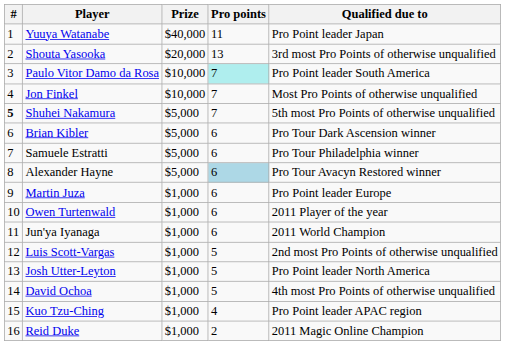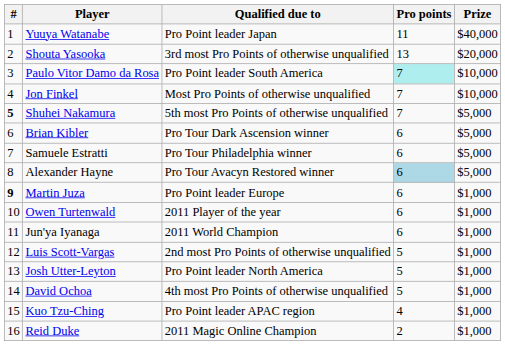columns swapped: (185, 14) <-> (385, 14)
(10, 192) normal -> (10, 192) bold
